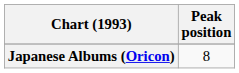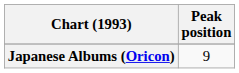(206, 56) 8 -> (206, 56) 9
